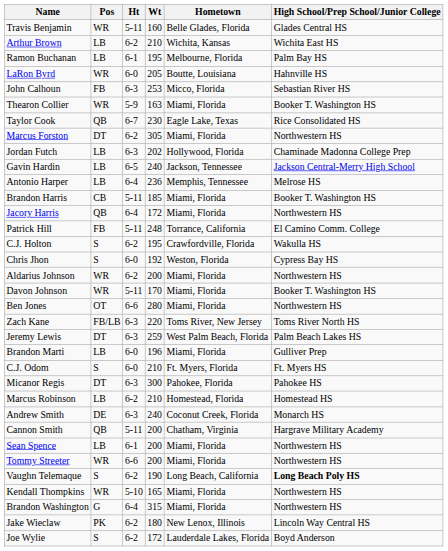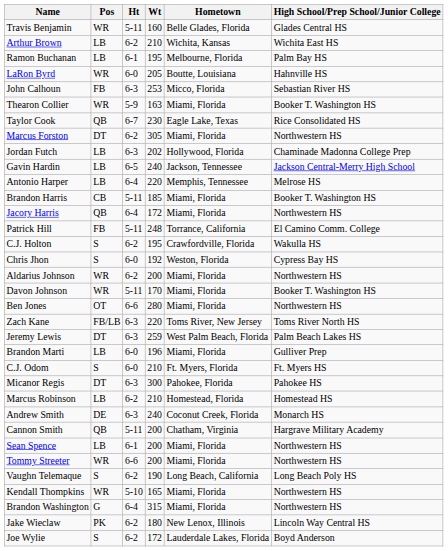(155, 182) 236 -> (155, 182) 220
(317, 476) bold -> (315, 476) normal
